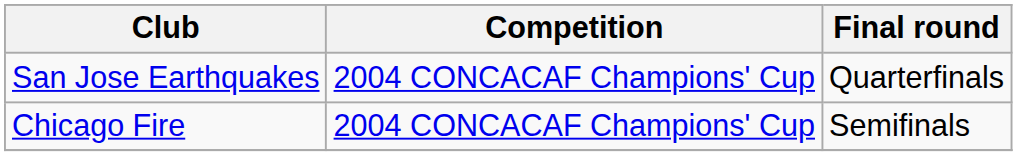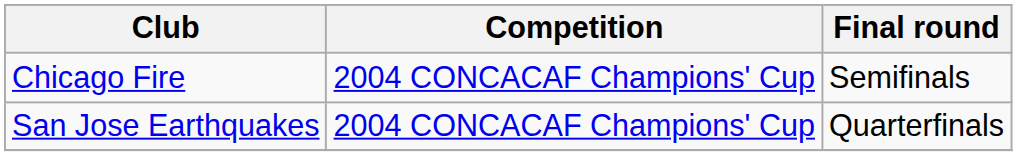rows swapped: (99, 125) <-> (166, 77)
